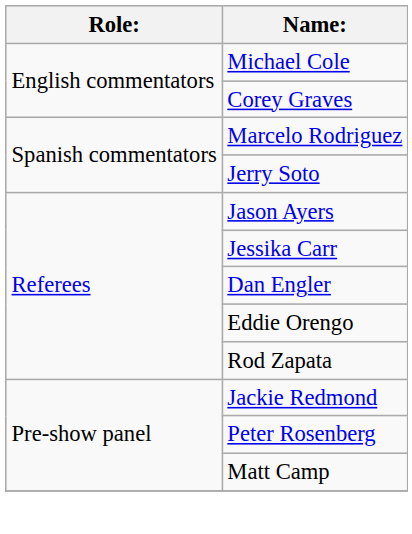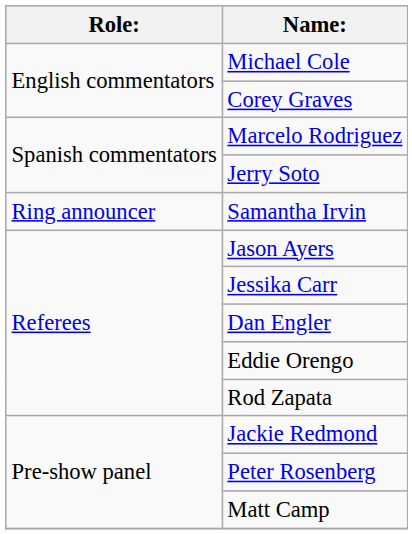+ row: (297, 210)
